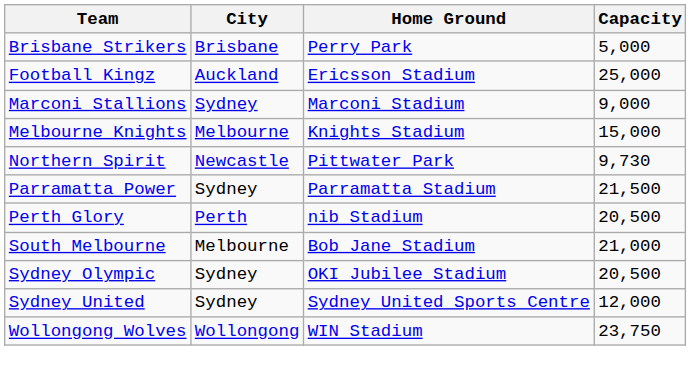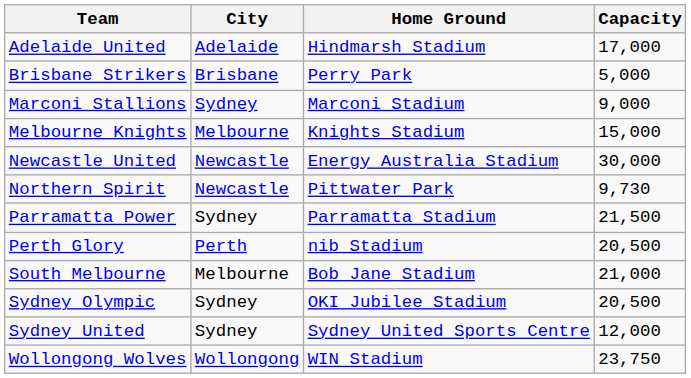+ row: (87, 47)
- row: (82, 76)
+ row: (92, 161)
